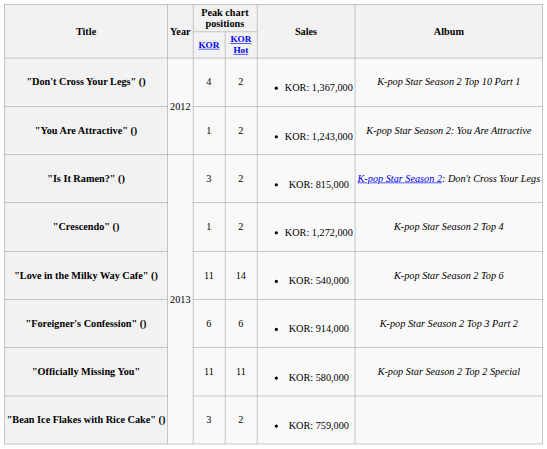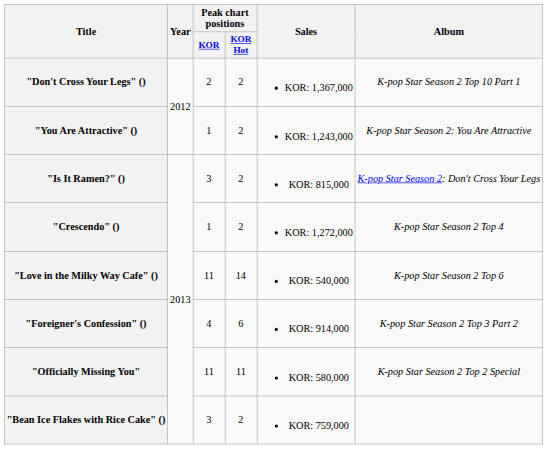(209, 82) 4 -> (209, 82) 2
(209, 323) 6 -> (209, 323) 4
